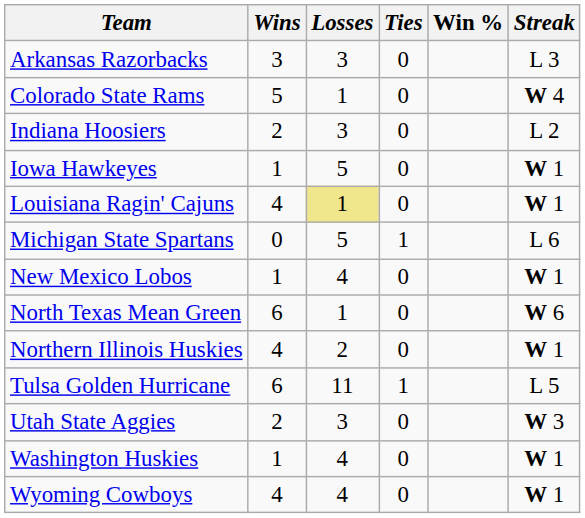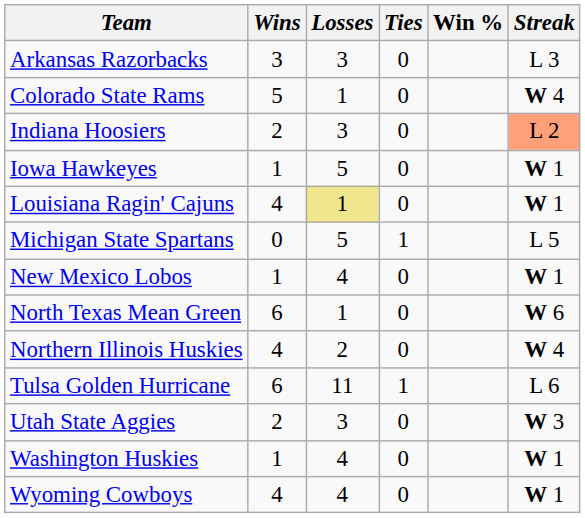(544, 131) no background -> (544, 131) lightsalmon background
(544, 240) L 6 -> (544, 240) L 5
(544, 349) W 1 -> (544, 349) W 4
(544, 385) L 5 -> (544, 385) L 6
